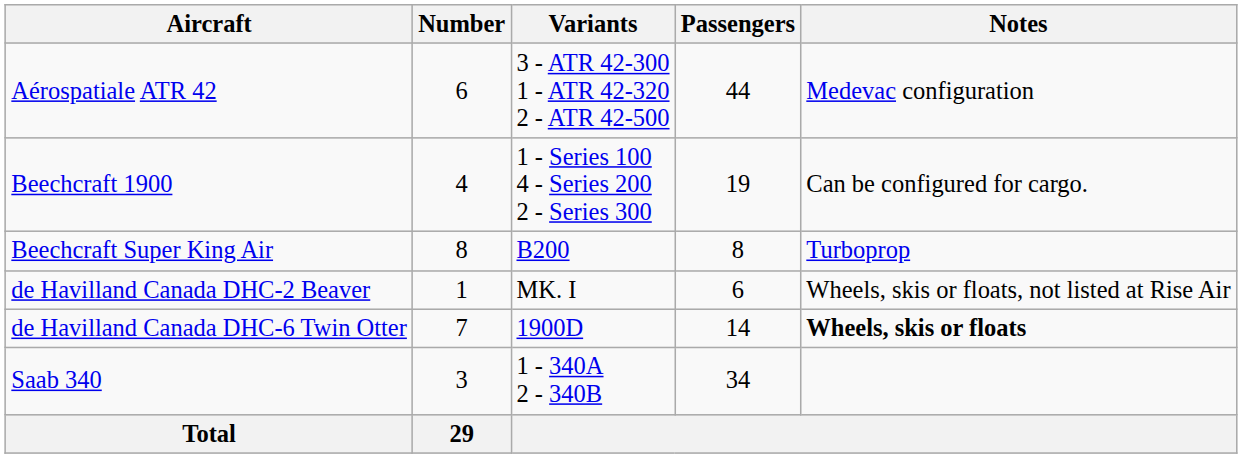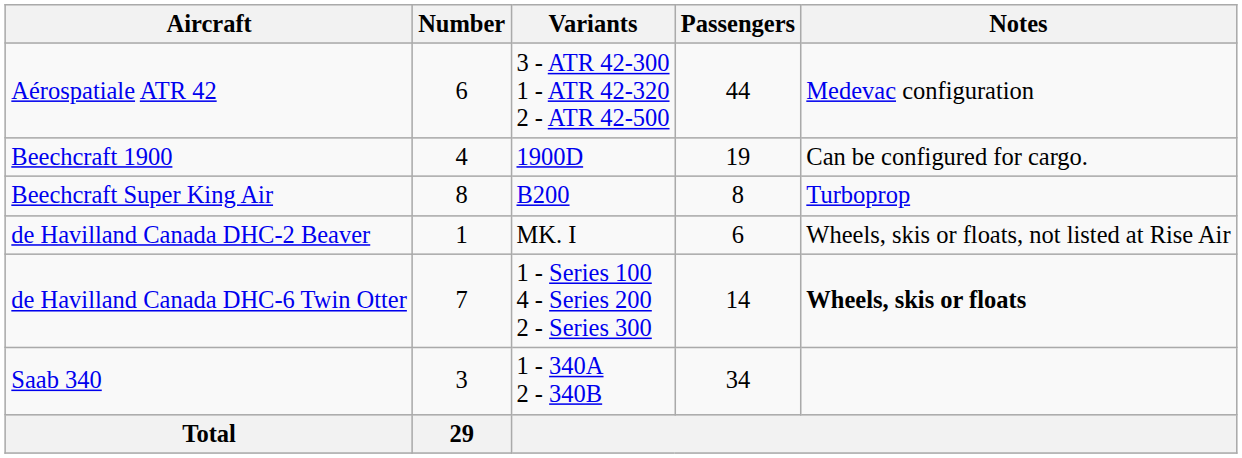(584, 184) 1 - Series 100 4 - Series 200 2 - Series 300 -> (550, 156) 1900D
(550, 328) 1900D -> (584, 300) 1 - Series 100 4 - Series 200 2 - Series 300
